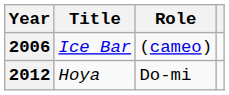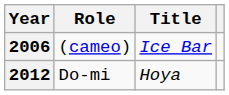columns swapped: (95, 19) <-> (176, 19)
